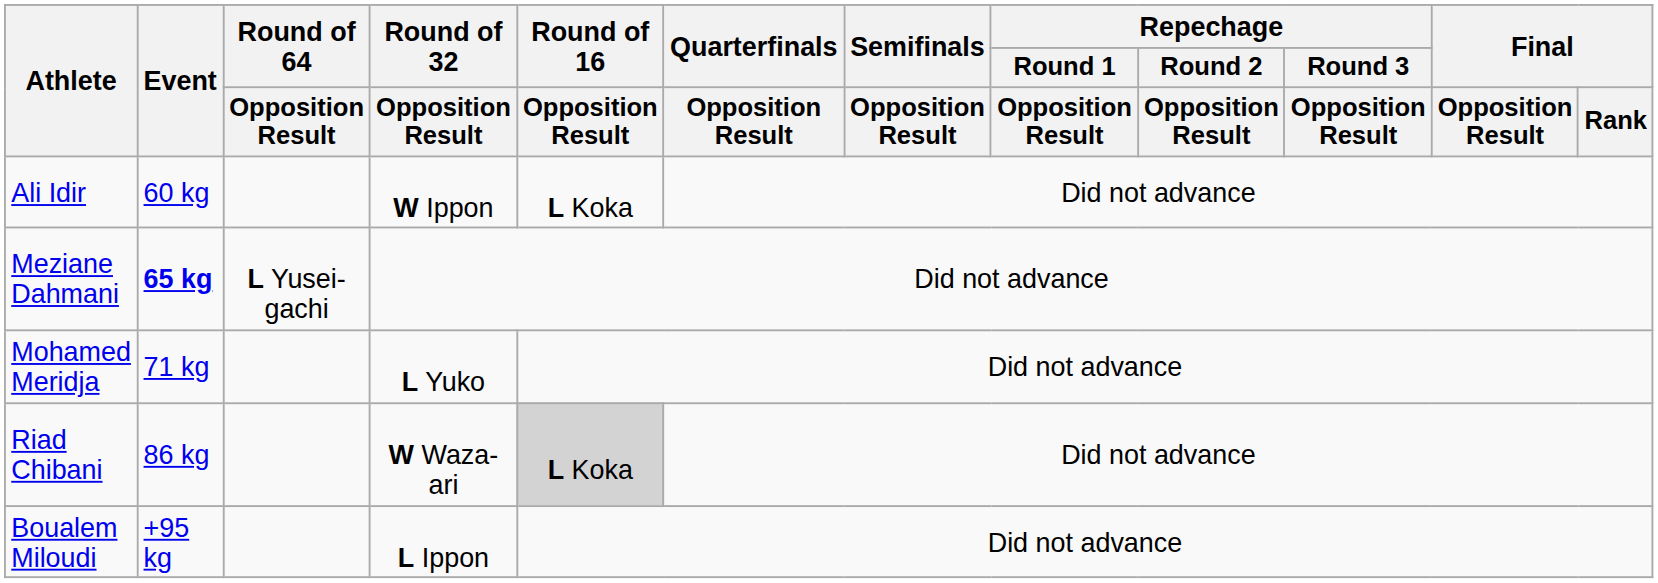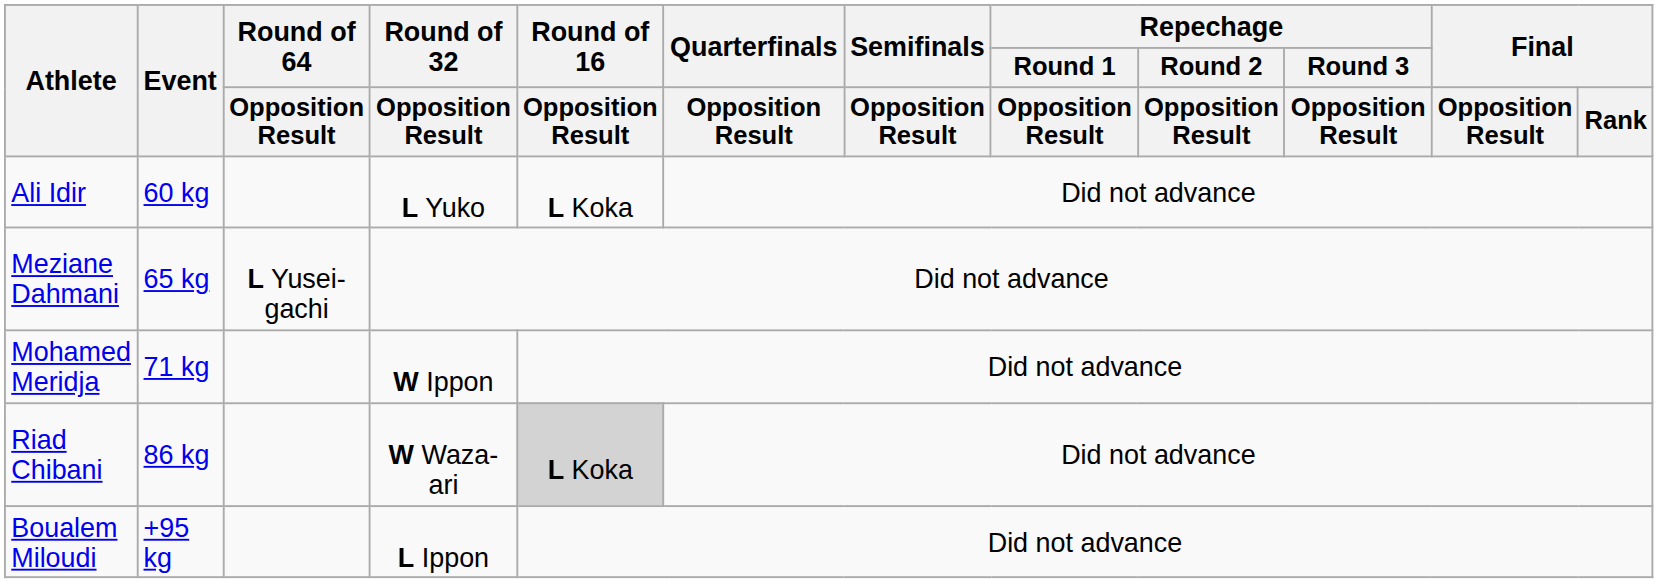(443, 207) W Ippon -> (443, 207) L Yuko
(178, 280) bold -> (176, 280) normal
(443, 382) L Yuko -> (443, 382) W Ippon
